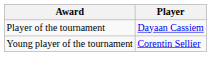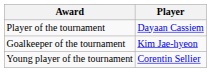+ row: (66, 43)
